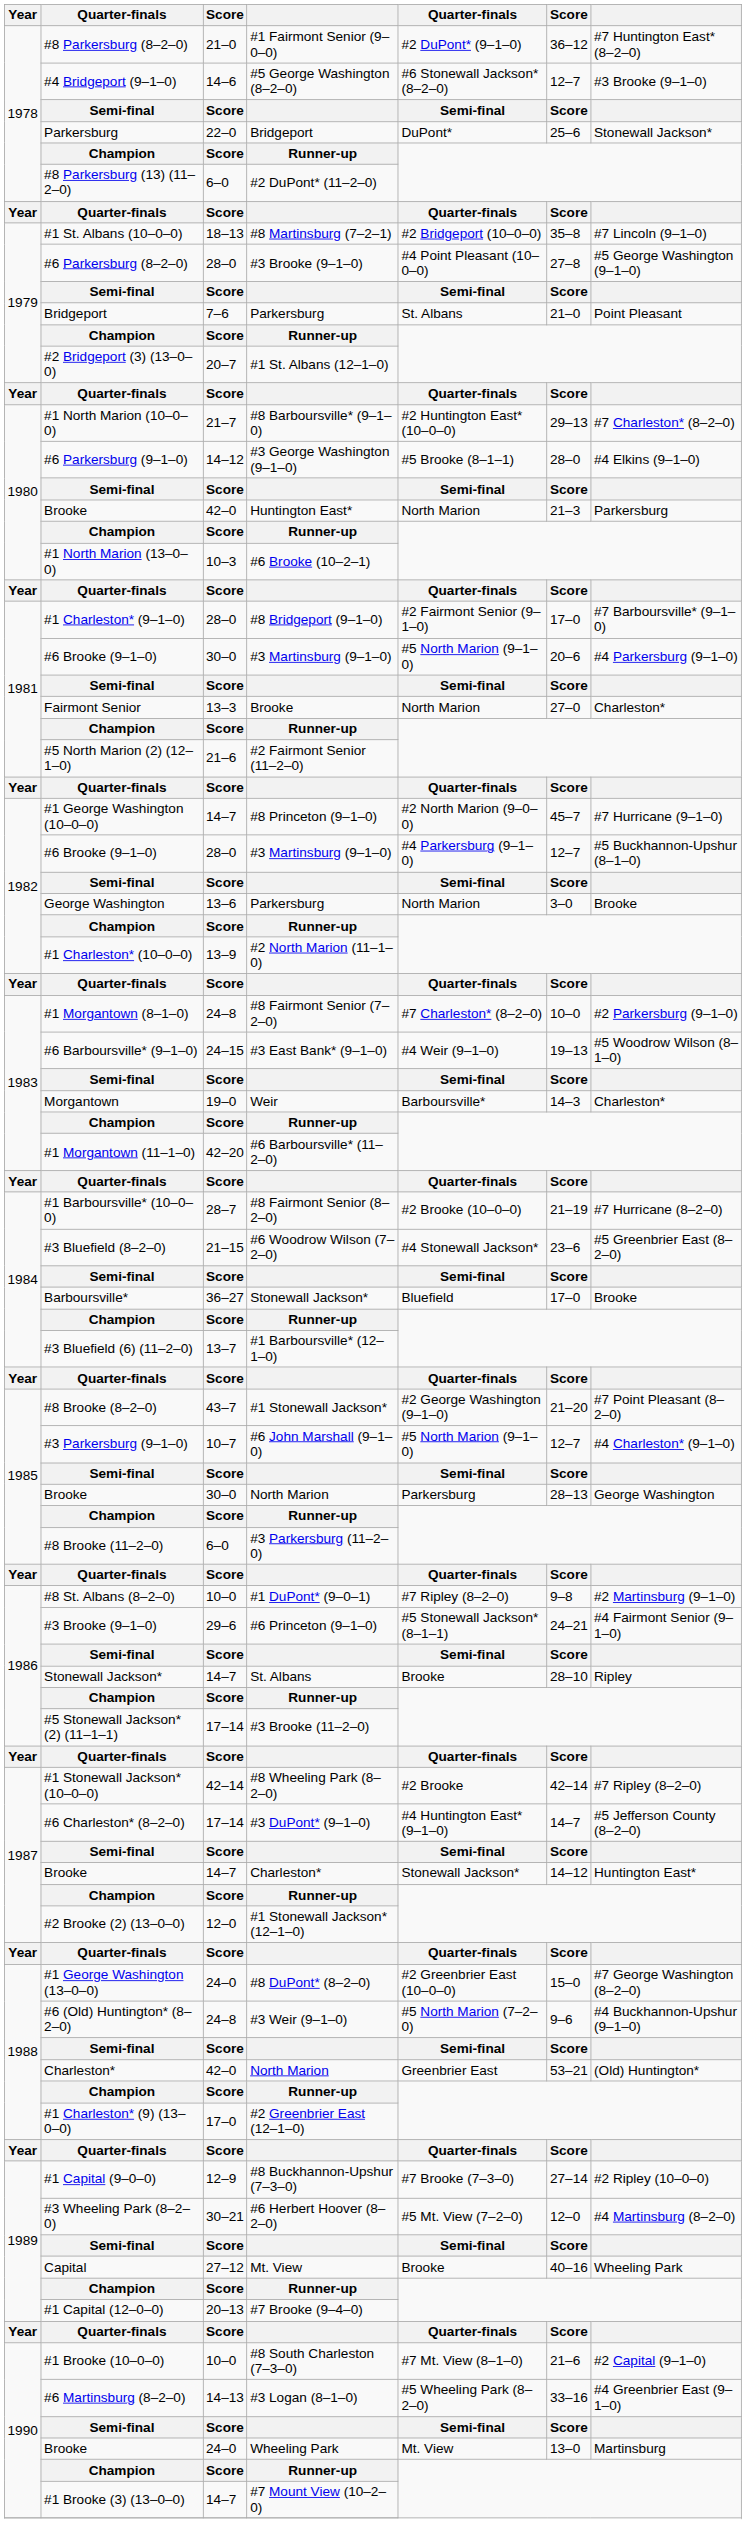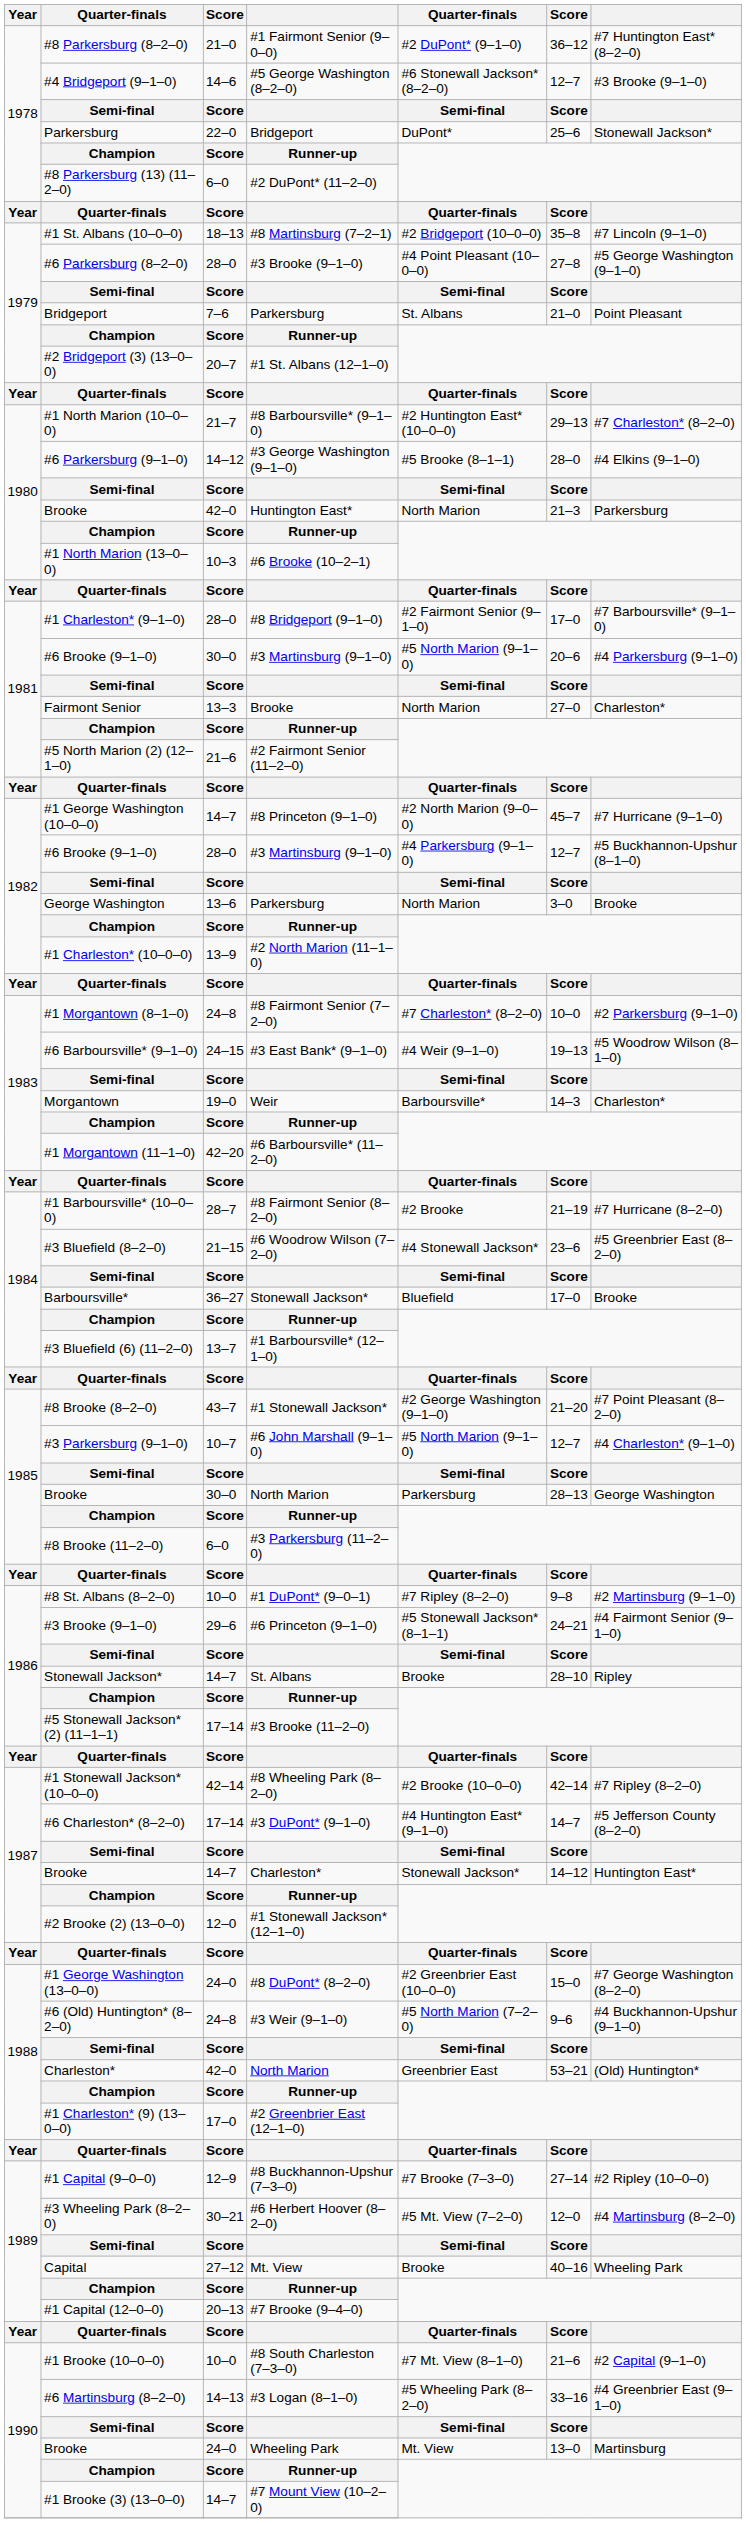(462, 1210) #2 Brooke (10–0–0) -> (432, 1210) #2 Brooke
(432, 1785) #2 Brooke -> (462, 1785) #2 Brooke (10–0–0)
